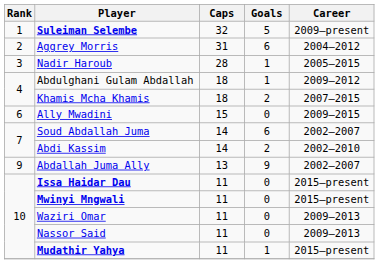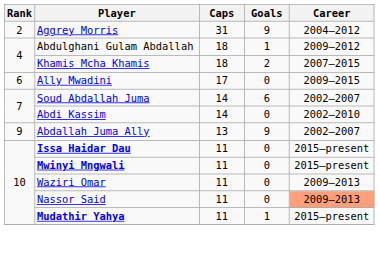- row: (87, 30)
(267, 47) 6 -> (267, 30) 9
- row: (74, 64)
(222, 115) 15 -> (222, 81) 17
(267, 148) 2 -> (267, 115) 0
(332, 233) no background -> (332, 199) lightsalmon background
